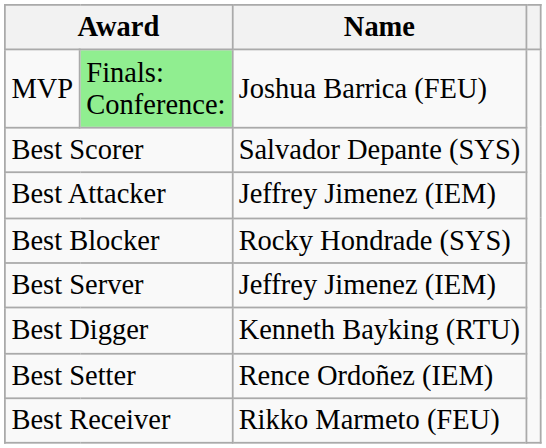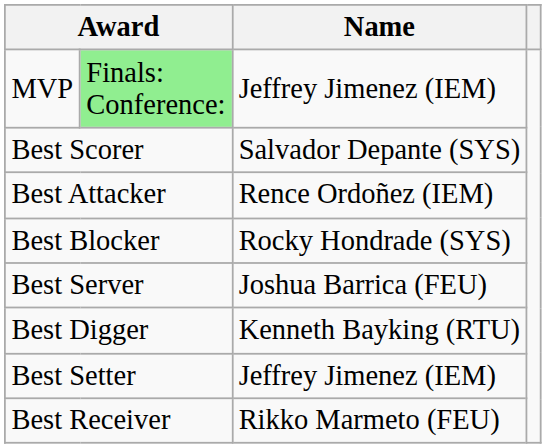(363, 88) Joshua Barrica (FEU) -> (367, 88) Jeffrey Jimenez (IEM)
(367, 194) Jeffrey Jimenez (IEM) -> (366, 194) Rence Ordoñez (IEM)
(367, 284) Jeffrey Jimenez (IEM) -> (363, 284) Joshua Barrica (FEU)
(366, 375) Rence Ordoñez (IEM) -> (367, 375) Jeffrey Jimenez (IEM)
